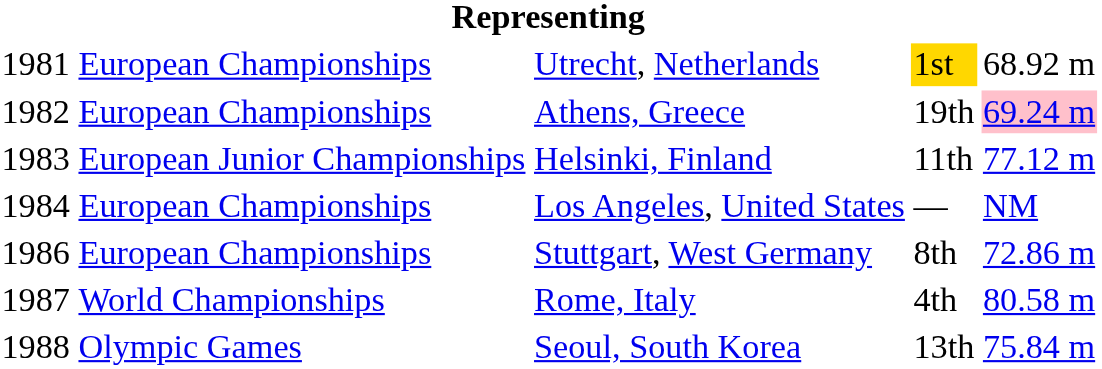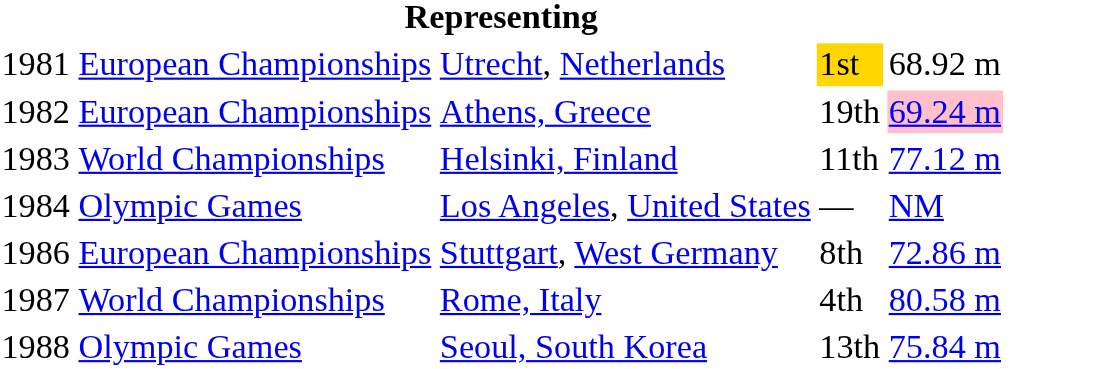(302, 158) European Junior Championships -> (232, 158) World Championships
(255, 205) European Championships -> (190, 205) Olympic Games
